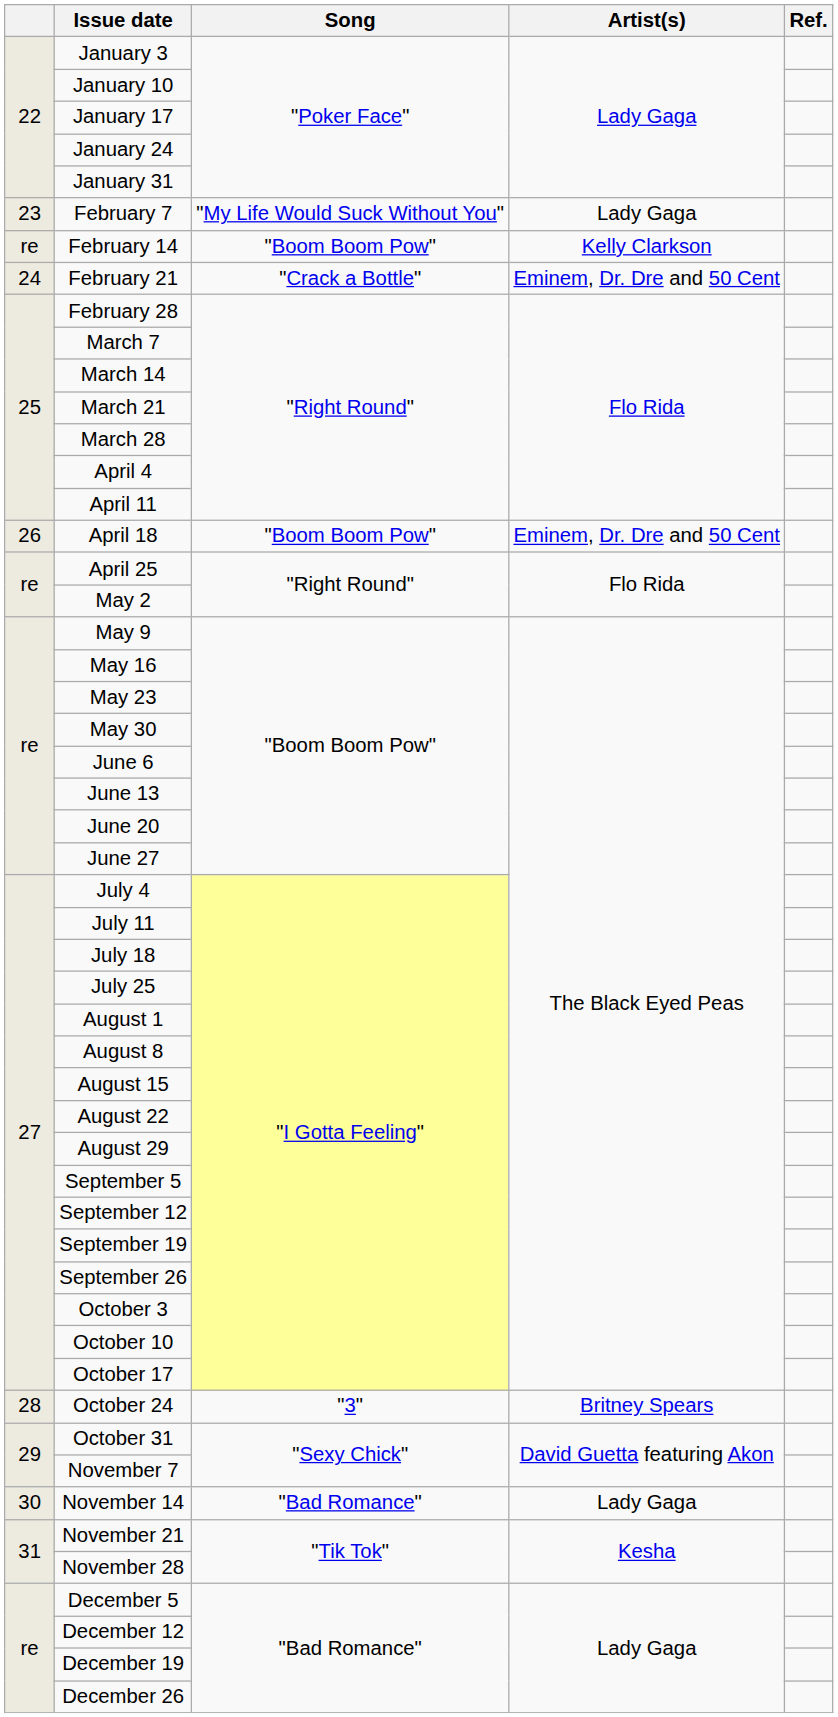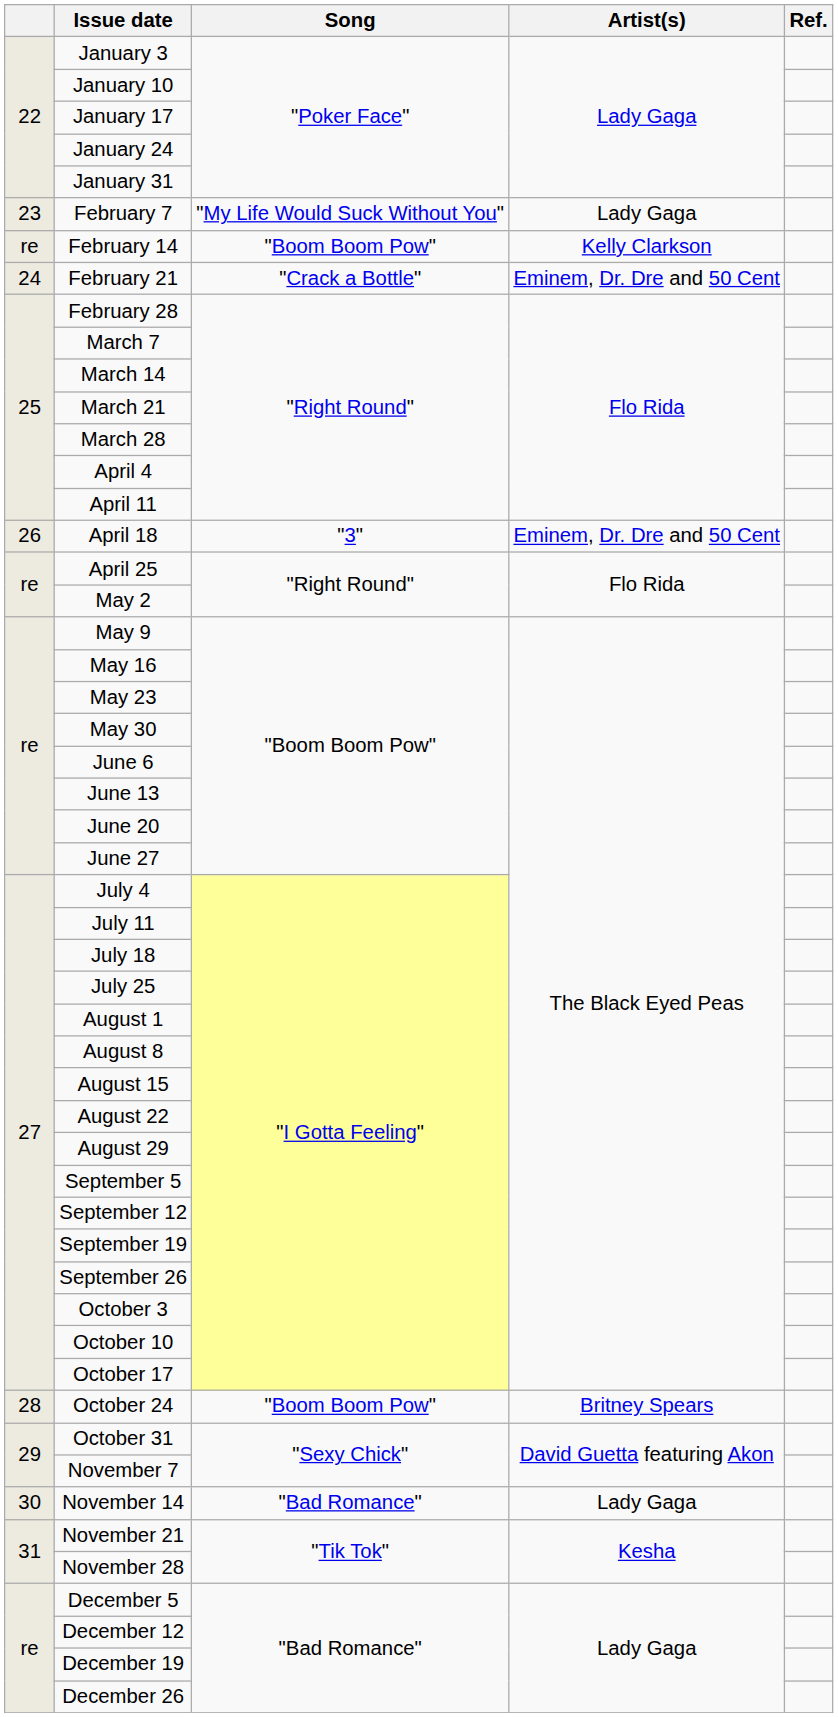(350, 536) "Boom Boom Pow" -> (350, 536) "3"
(350, 1406) "3" -> (350, 1406) "Boom Boom Pow"
